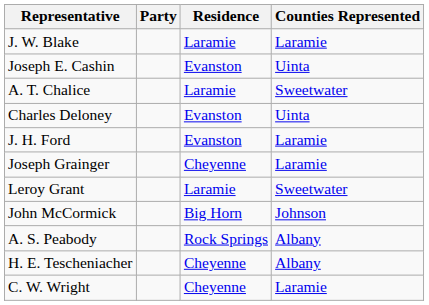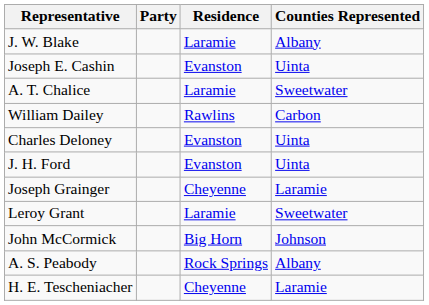(301, 41) Laramie -> (298, 41) Albany
+ row: (56, 115)
(301, 139) Laramie -> (292, 164) Uinta
(298, 262) Albany -> (301, 287) Laramie
- row: (49, 287)
